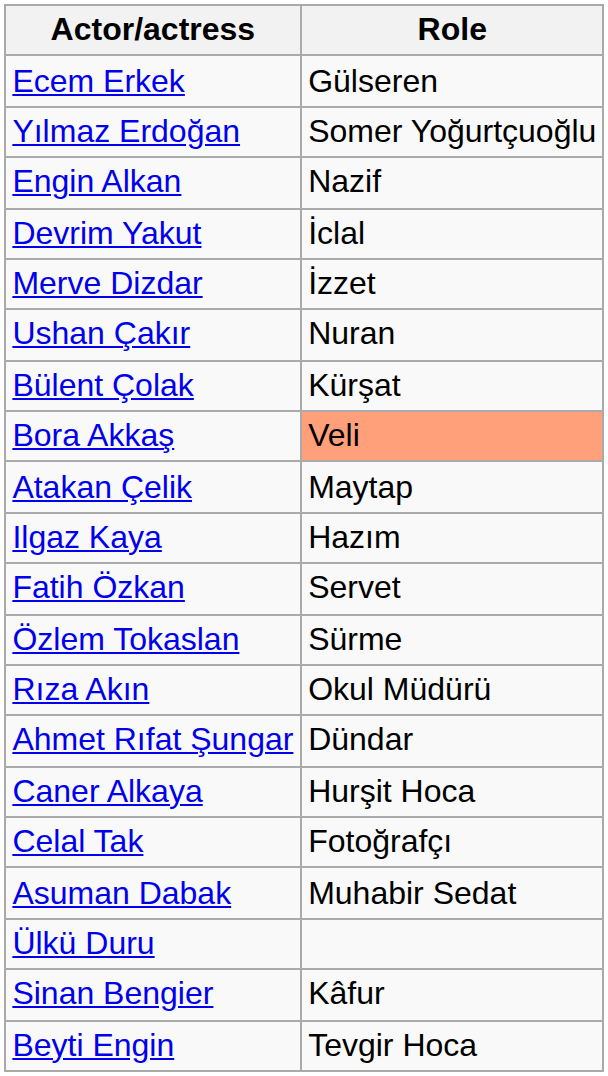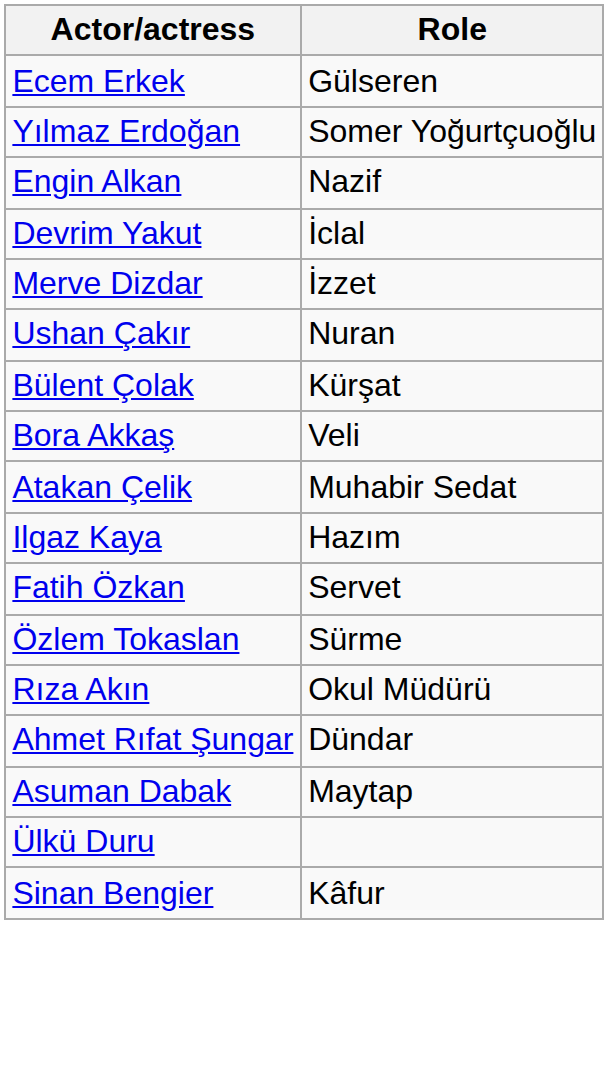(334, 435) lightsalmon background -> (334, 435) no background
(361, 486) Maytap -> (412, 486) Muhabir Sedat
- row: (108, 791)
- row: (78, 841)
(412, 892) Muhabir Sedat -> (361, 791) Maytap
- row: (93, 1044)
